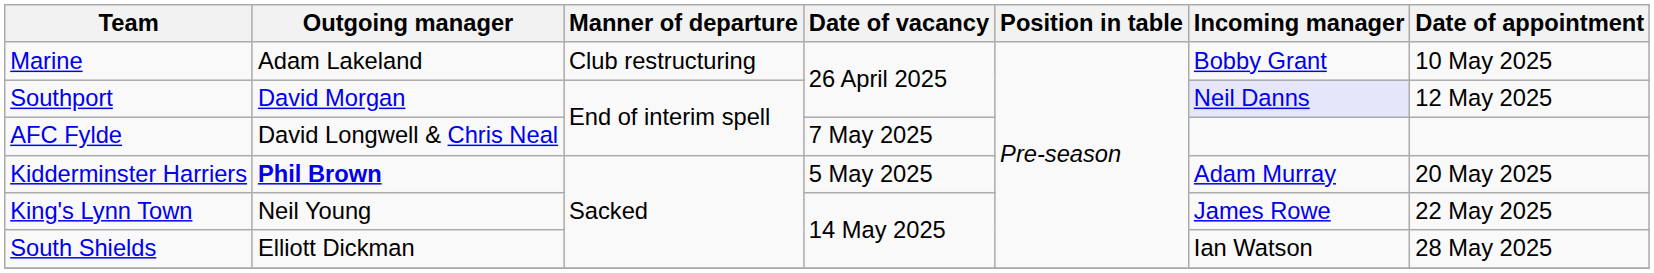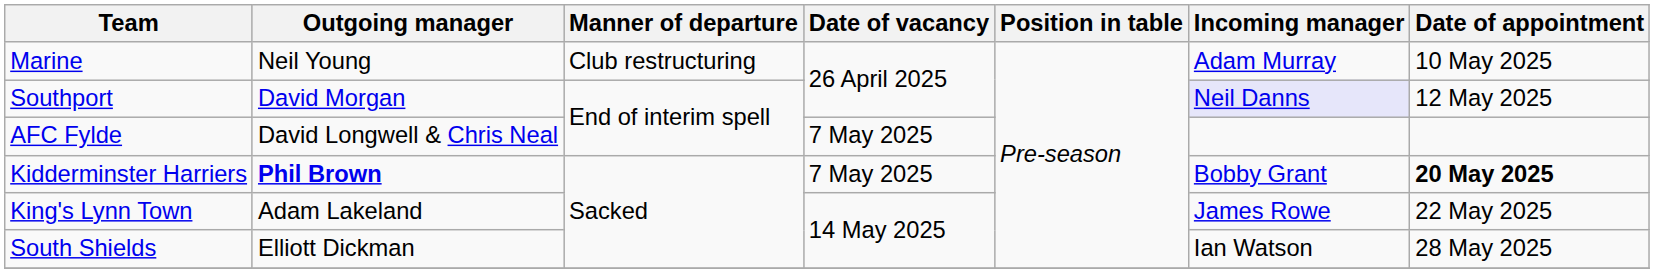(340, 60) Adam Lakeland -> (315, 60) Neil Young
(1260, 60) Bobby Grant -> (1265, 60) Adam Murray
(871, 173) 5 May 2025 -> (871, 173) 7 May 2025
(1265, 173) Adam Murray -> (1260, 173) Bobby Grant
(1484, 173) normal -> (1484, 173) bold
(315, 211) Neil Young -> (340, 211) Adam Lakeland
